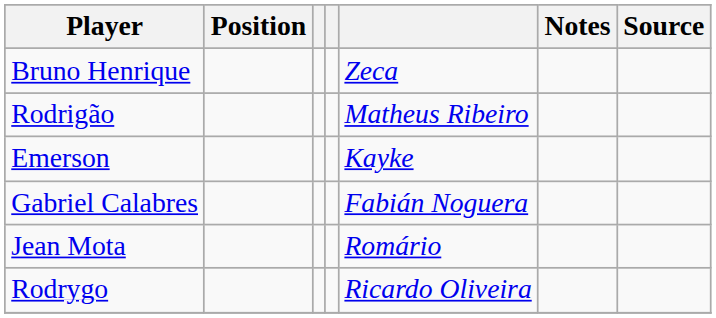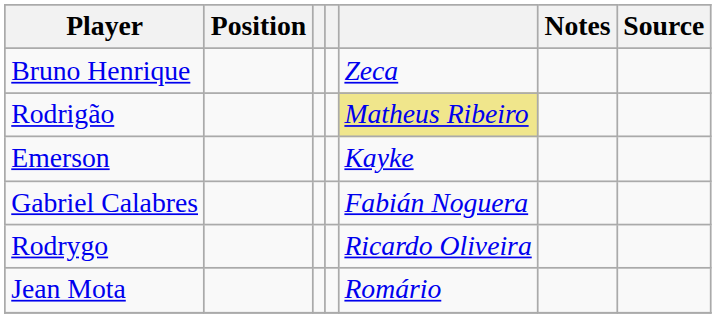(437, 114) no background -> (437, 114) khaki background
rows swapped: (69, 245) <-> (60, 289)
